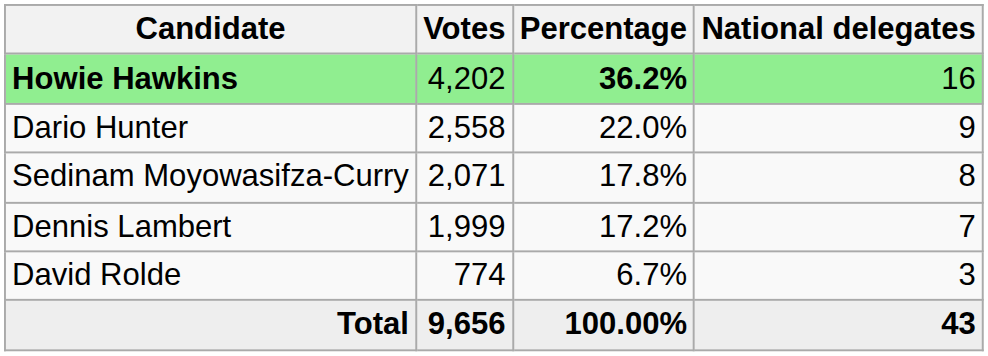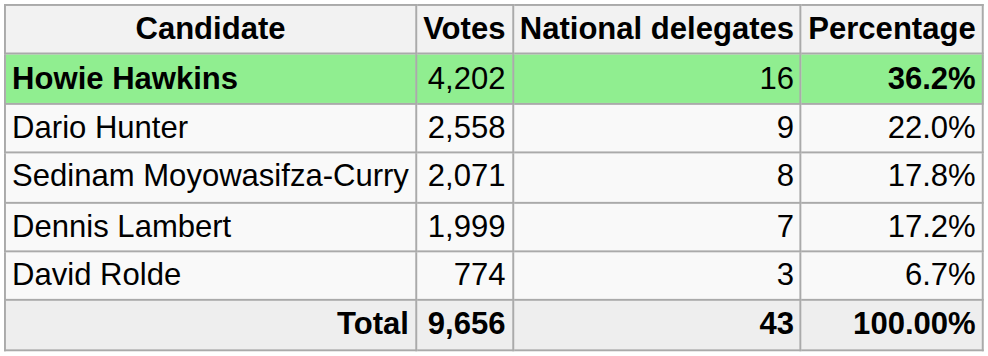columns swapped: (603, 29) <-> (839, 29)
